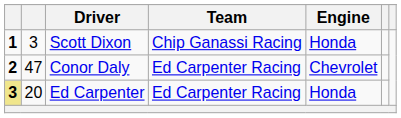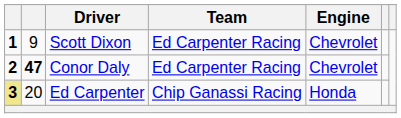(33, 43) 3 -> (33, 43) 9
(227, 43) Chip Ganassi Racing -> (226, 43) Ed Carpenter Racing
(333, 43) Honda -> (343, 43) Chevrolet
(33, 68) normal -> (33, 68) bold
(226, 93) Ed Carpenter Racing -> (227, 93) Chip Ganassi Racing
